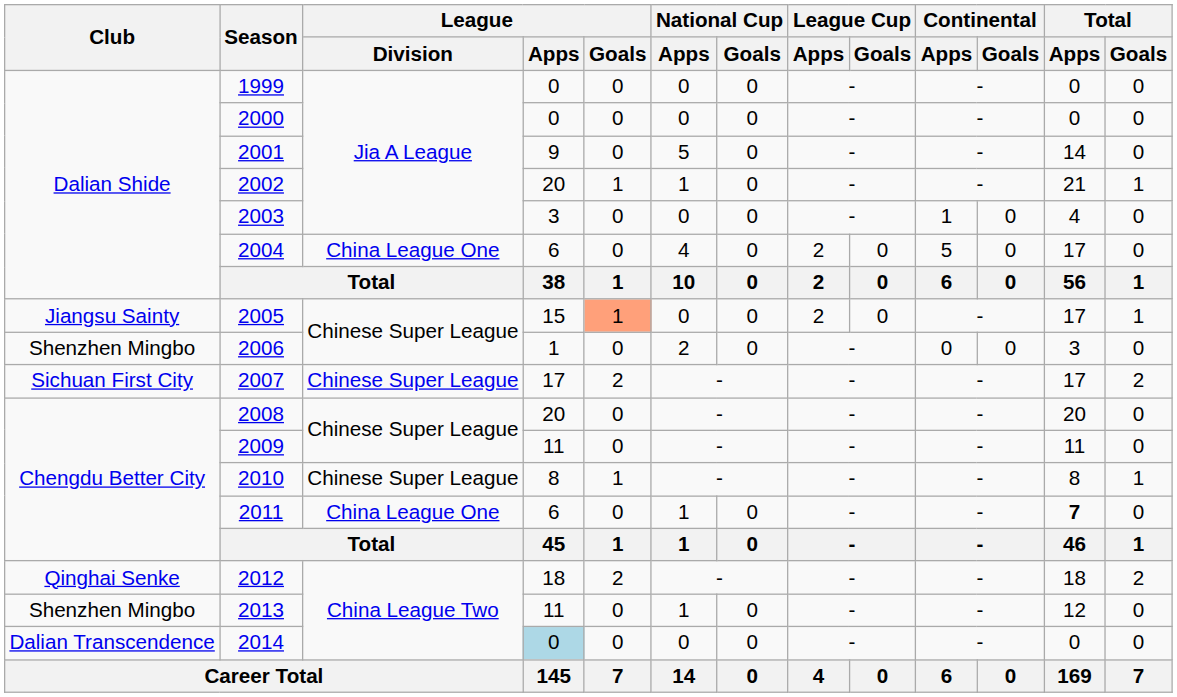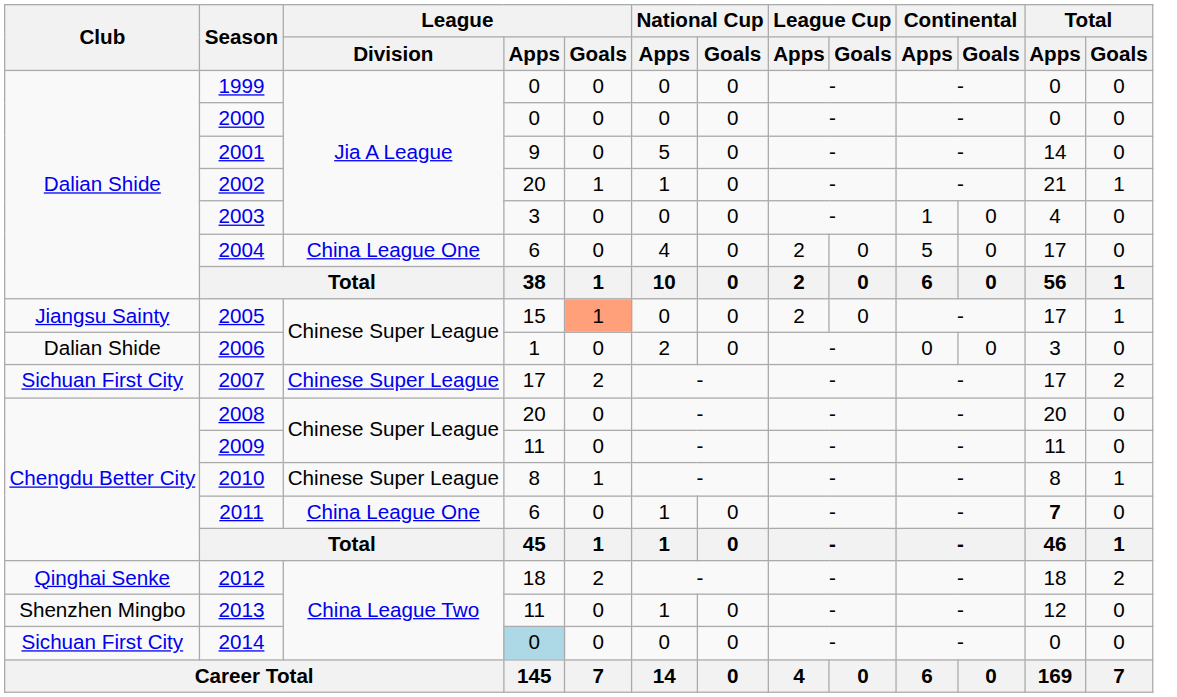(112, 348) Shenzhen Mingbo -> (102, 348) Dalian Shide
(112, 642) Dalian Transcendence -> (102, 642) Sichuan First City
